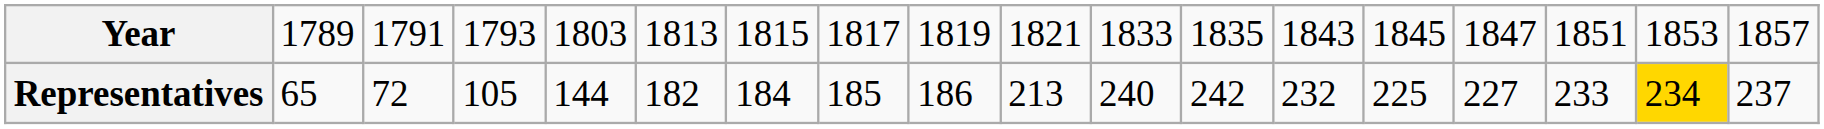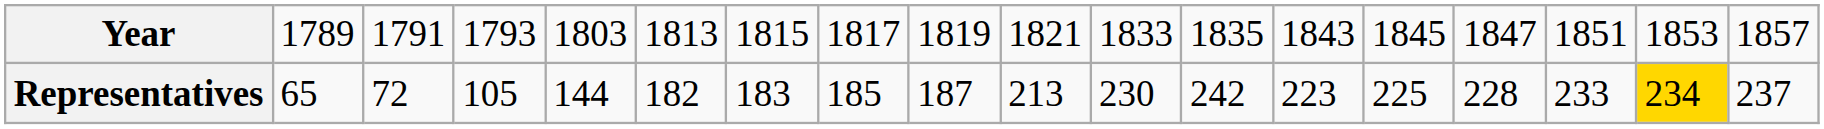(763, 92) 184 -> (763, 92) 183
(945, 92) 186 -> (945, 92) 187
(1127, 92) 240 -> (1127, 92) 230
(1309, 92) 232 -> (1309, 92) 223
(1491, 92) 227 -> (1491, 92) 228
